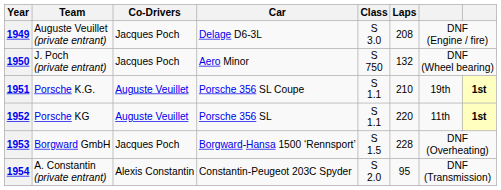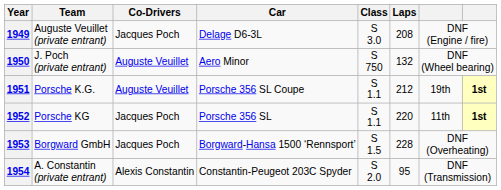(147, 62) Jacques Poch -> (152, 62) Auguste Veuillet
(404, 90) 210 -> (404, 90) 212
(152, 117) Auguste Veuillet -> (147, 117) Jacques Poch
